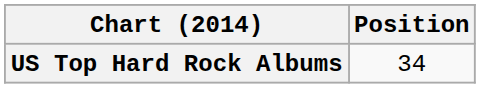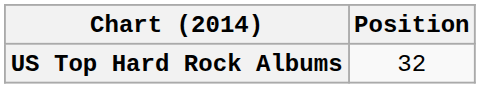(412, 64) 34 -> (412, 64) 32
